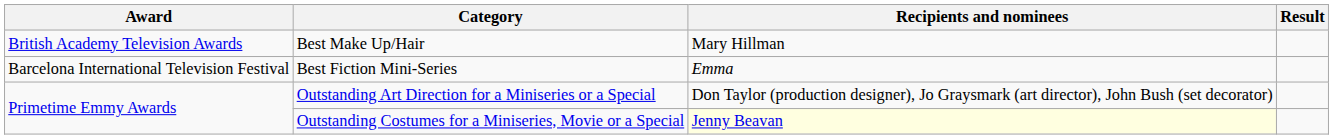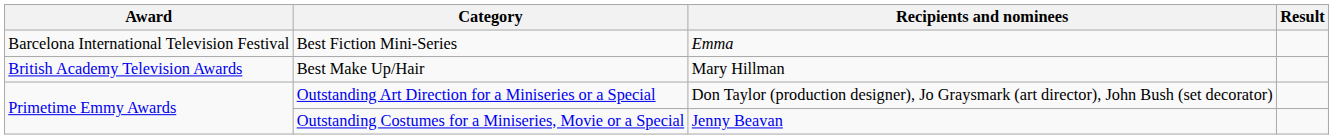rows swapped: (361, 43) <-> (377, 69)
(737, 120) lightyellow background -> (737, 120) no background
